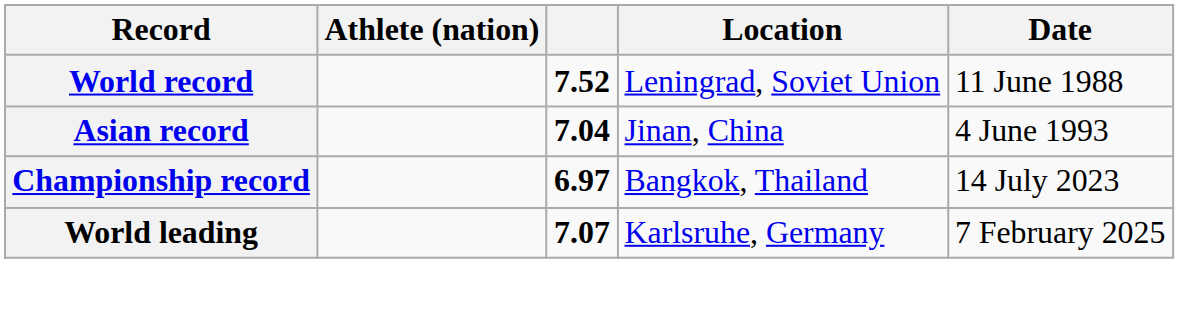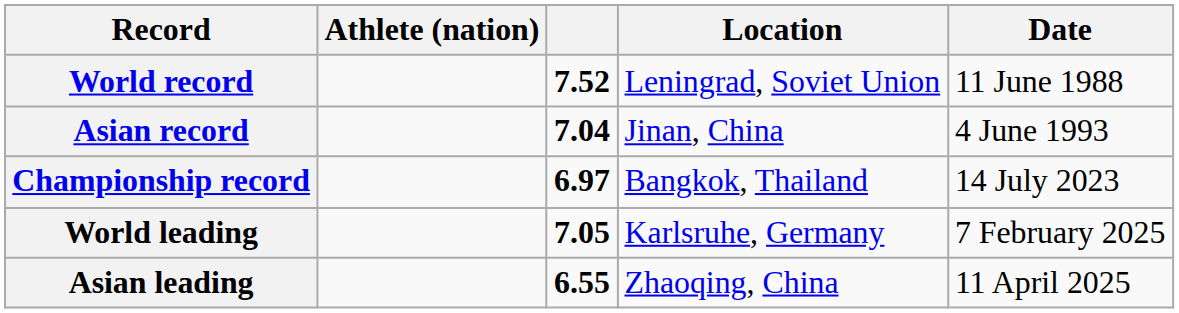(582, 231) 7.07 -> (582, 231) 7.05
+ row: (161, 282)
